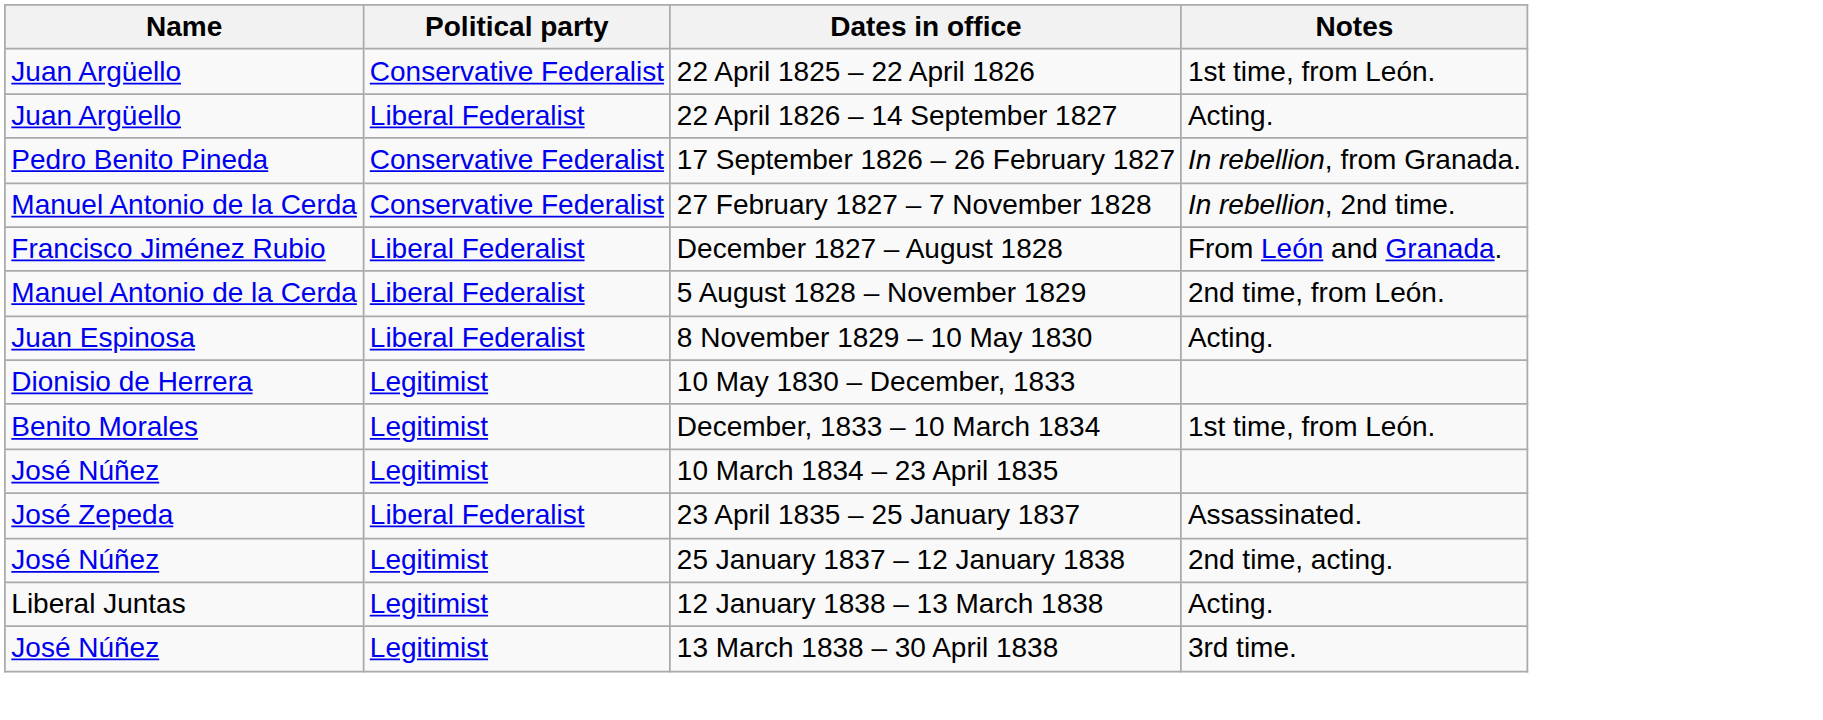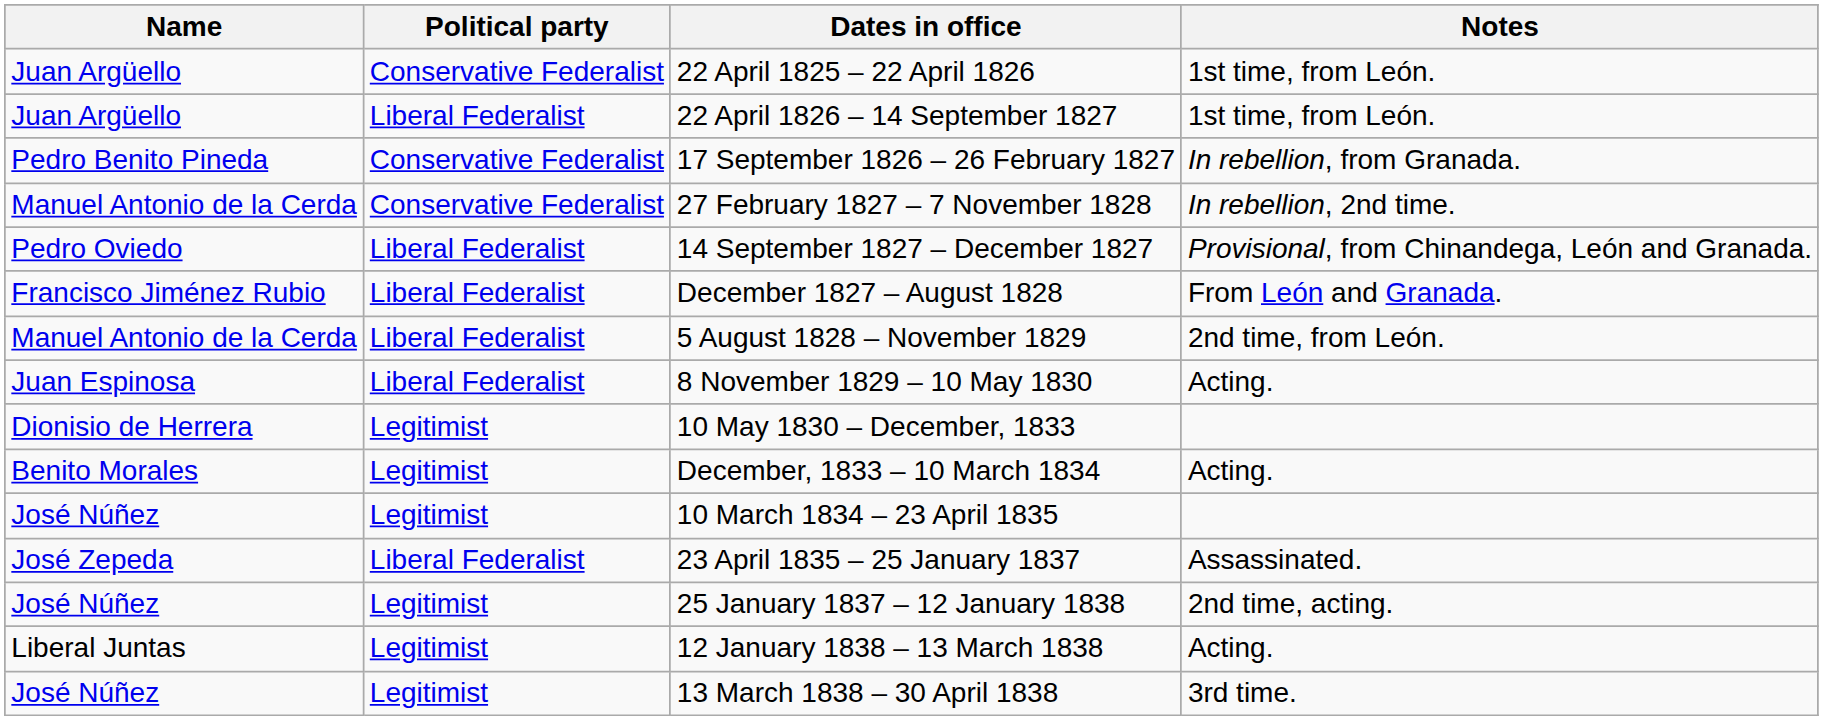(1231, 115) Acting. -> (1312, 115) 1st time, from León.
+ row: (915, 248)
(1312, 426) 1st time, from León. -> (1231, 470) Acting.
